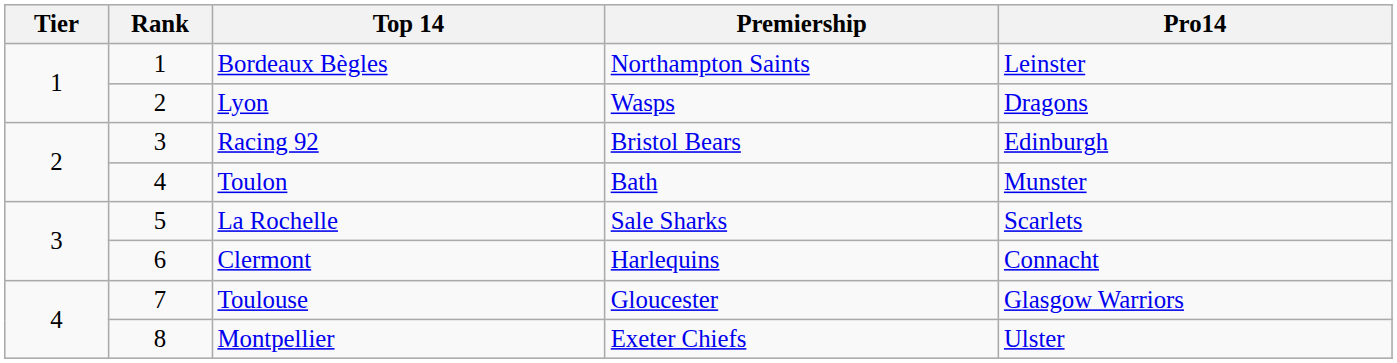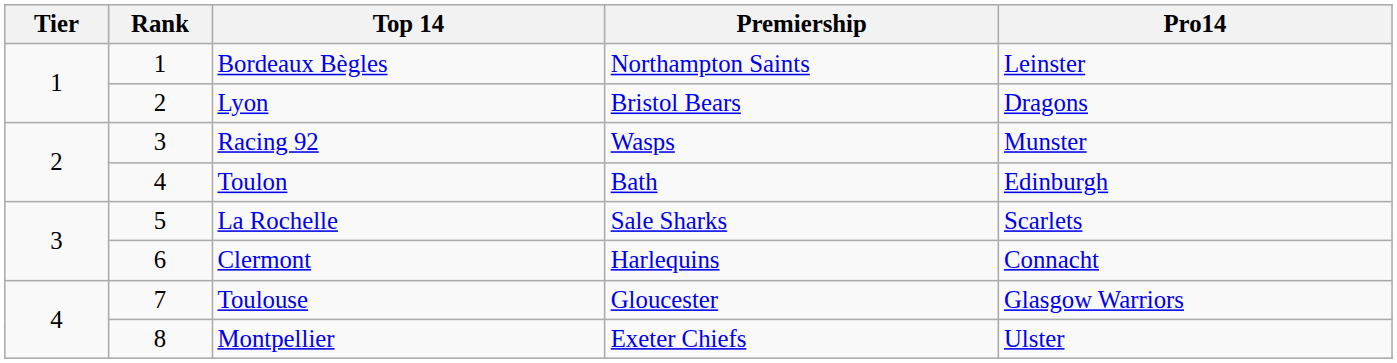(643, 102) Wasps -> (676, 102) Bristol Bears
(676, 142) Bristol Bears -> (643, 142) Wasps
(1056, 142) Edinburgh -> (1045, 142) Munster
(1045, 181) Munster -> (1056, 181) Edinburgh
